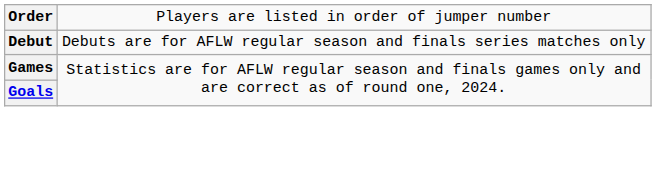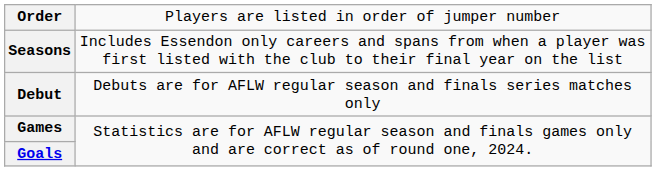+ row: (40, 51)
